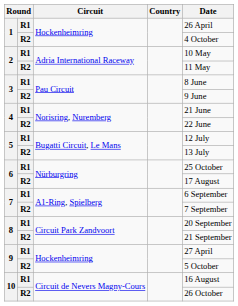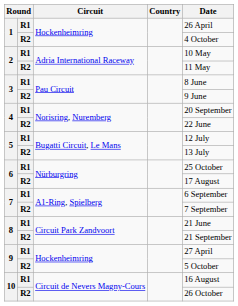(198, 110) 21 June -> (208, 110) 20 September
(208, 223) 20 September -> (198, 223) 21 June
